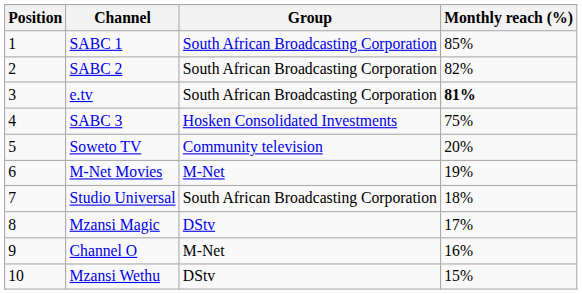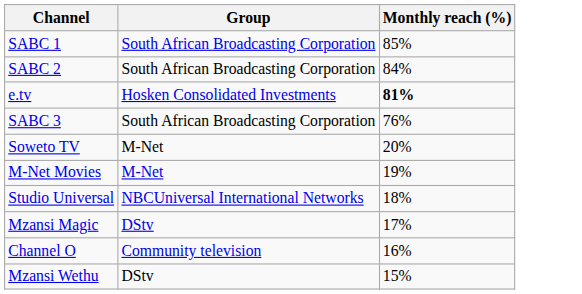- column: (35, 17)
(459, 69) 82% -> (397, 69) 84%
(310, 95) South African Broadcasting Corporation -> (229, 95) Hosken Consolidated Investments
(290, 121) Hosken Consolidated Investments -> (248, 121) South African Broadcasting Corporation
(459, 121) 75% -> (397, 121) 76%
(253, 147) Community television -> (142, 147) M-Net
(310, 199) South African Broadcasting Corporation -> (243, 199) NBCUniversal International Networks
(204, 250) M-Net -> (191, 250) Community television
